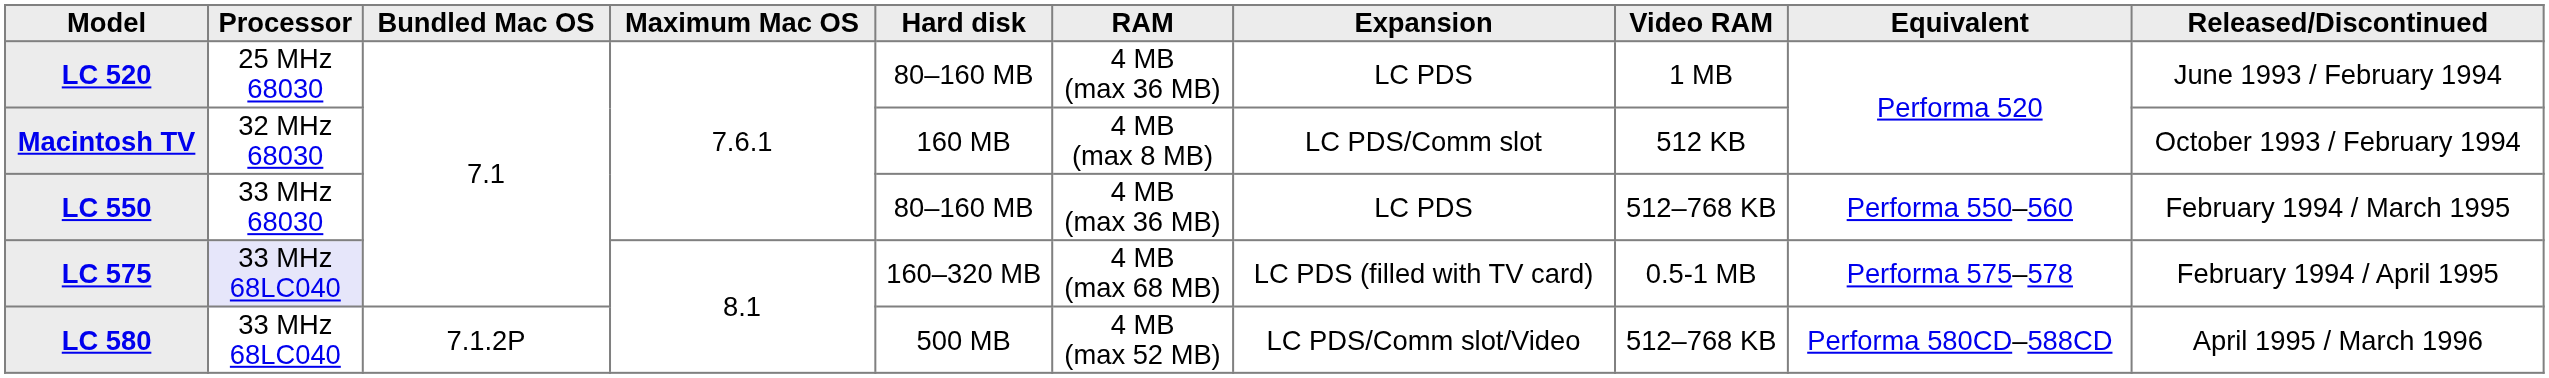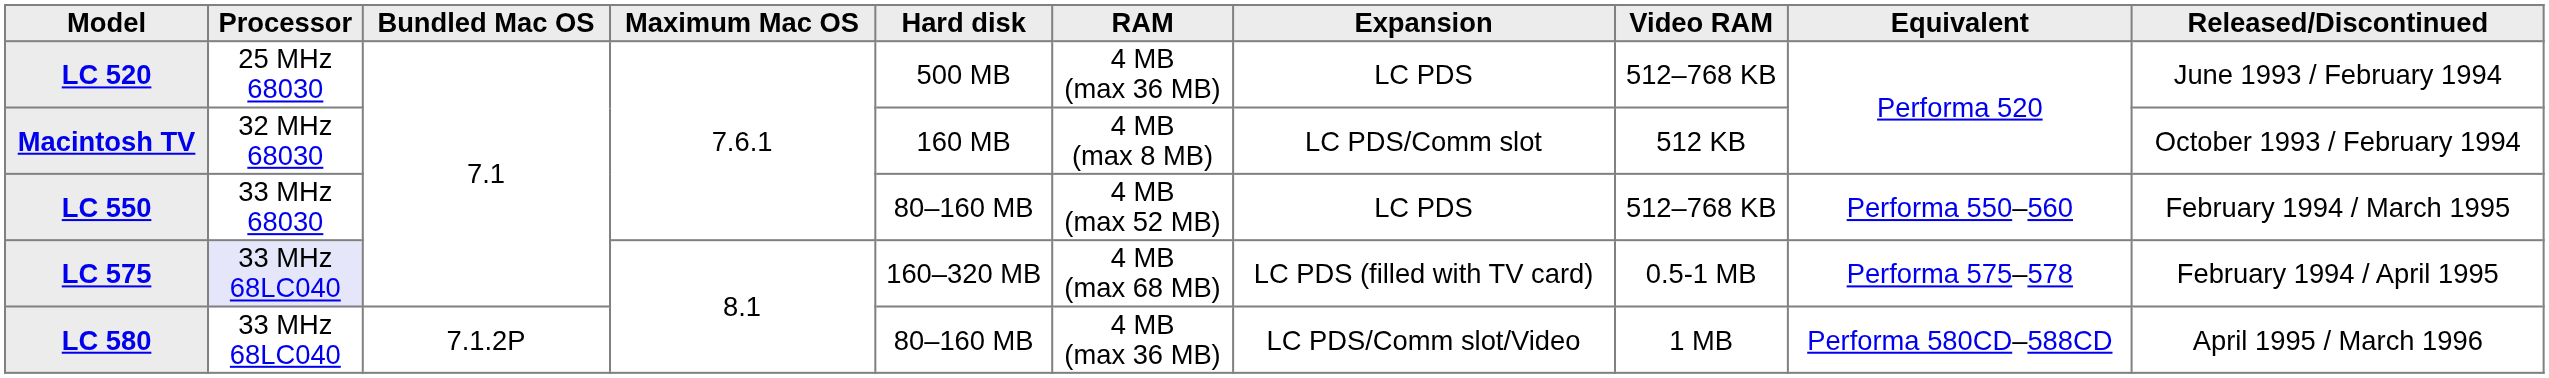(964, 74) 80–160 MB -> (964, 74) 500 MB
(1701, 74) 1 MB -> (1701, 74) 512–768 KB
(1143, 207) 4 MB (max 36 MB) -> (1143, 207) 4 MB (max 52 MB)
(964, 340) 500 MB -> (964, 340) 80–160 MB
(1143, 340) 4 MB (max 52 MB) -> (1143, 340) 4 MB (max 36 MB)
(1701, 340) 512–768 KB -> (1701, 340) 1 MB
